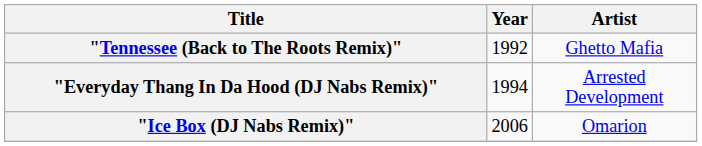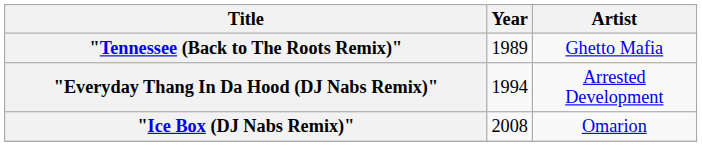(510, 47) 1992 -> (510, 47) 1989
(510, 126) 2006 -> (510, 126) 2008
